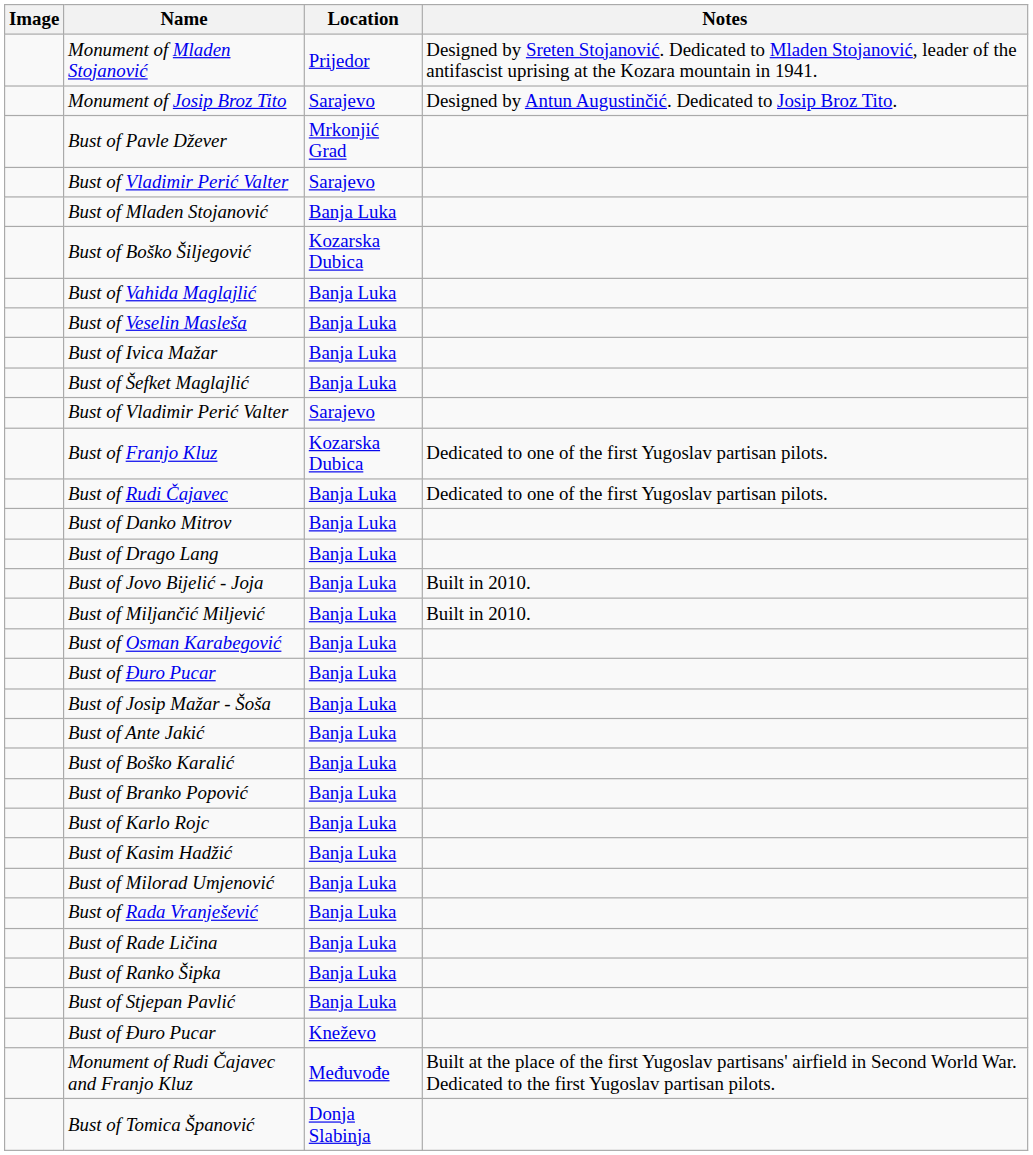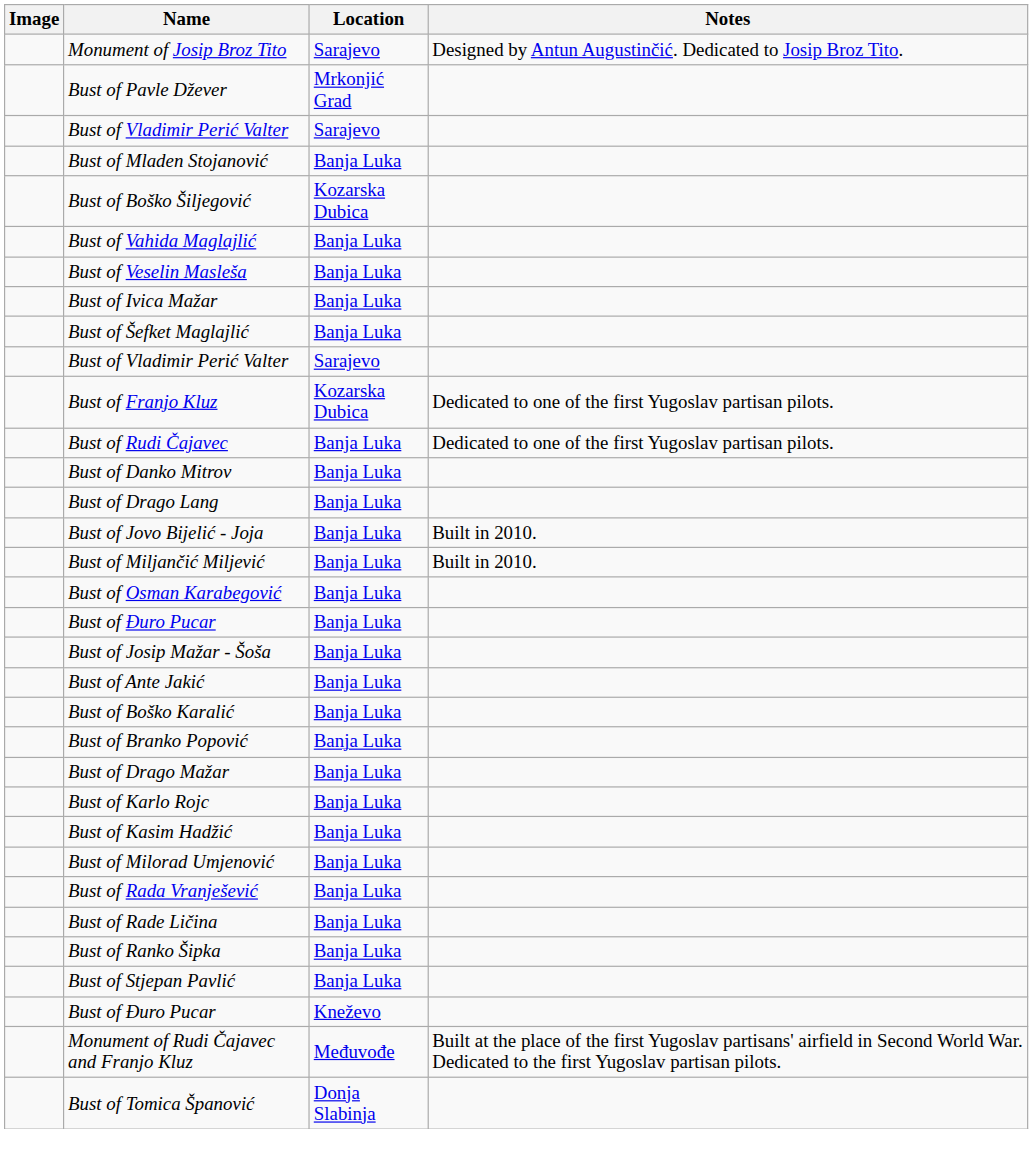- row: (149, 60)
+ row: (148, 771)
